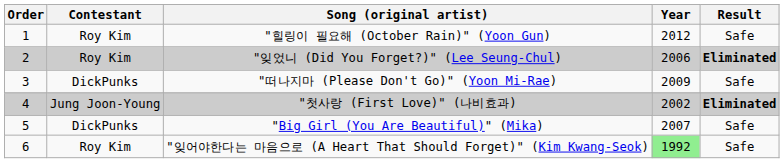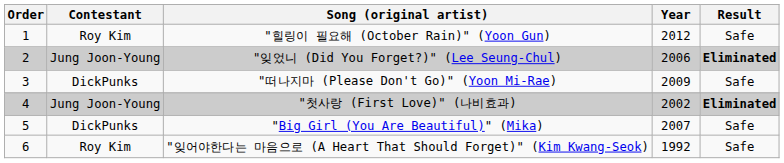(105, 58) Roy Kim -> (105, 58) Jung Joon-Young
(676, 147) lightgreen background -> (676, 147) no background
